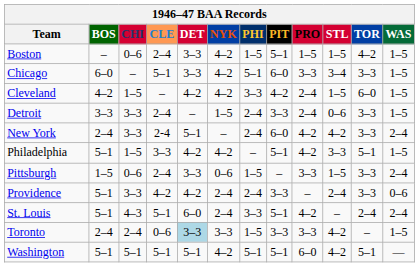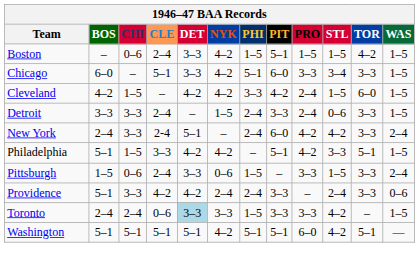- row: (29, 212)
